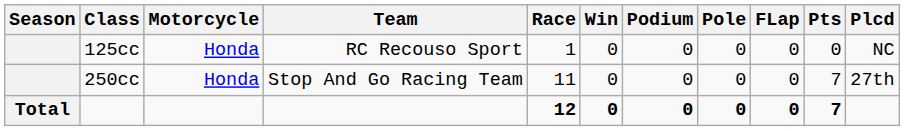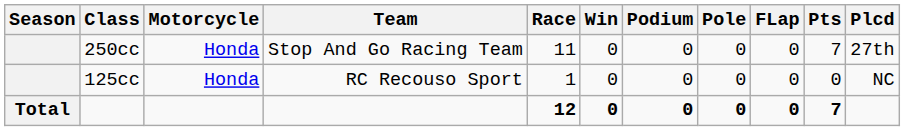rows swapped: (112, 50) <-> (112, 80)
